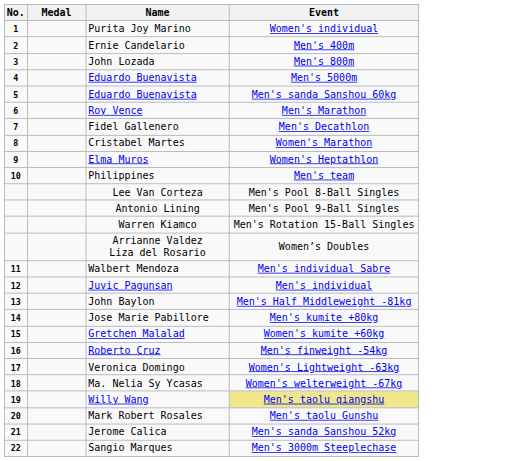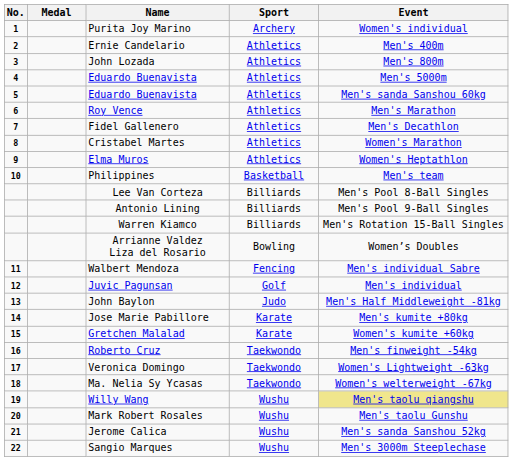+ column: (274, 13)
